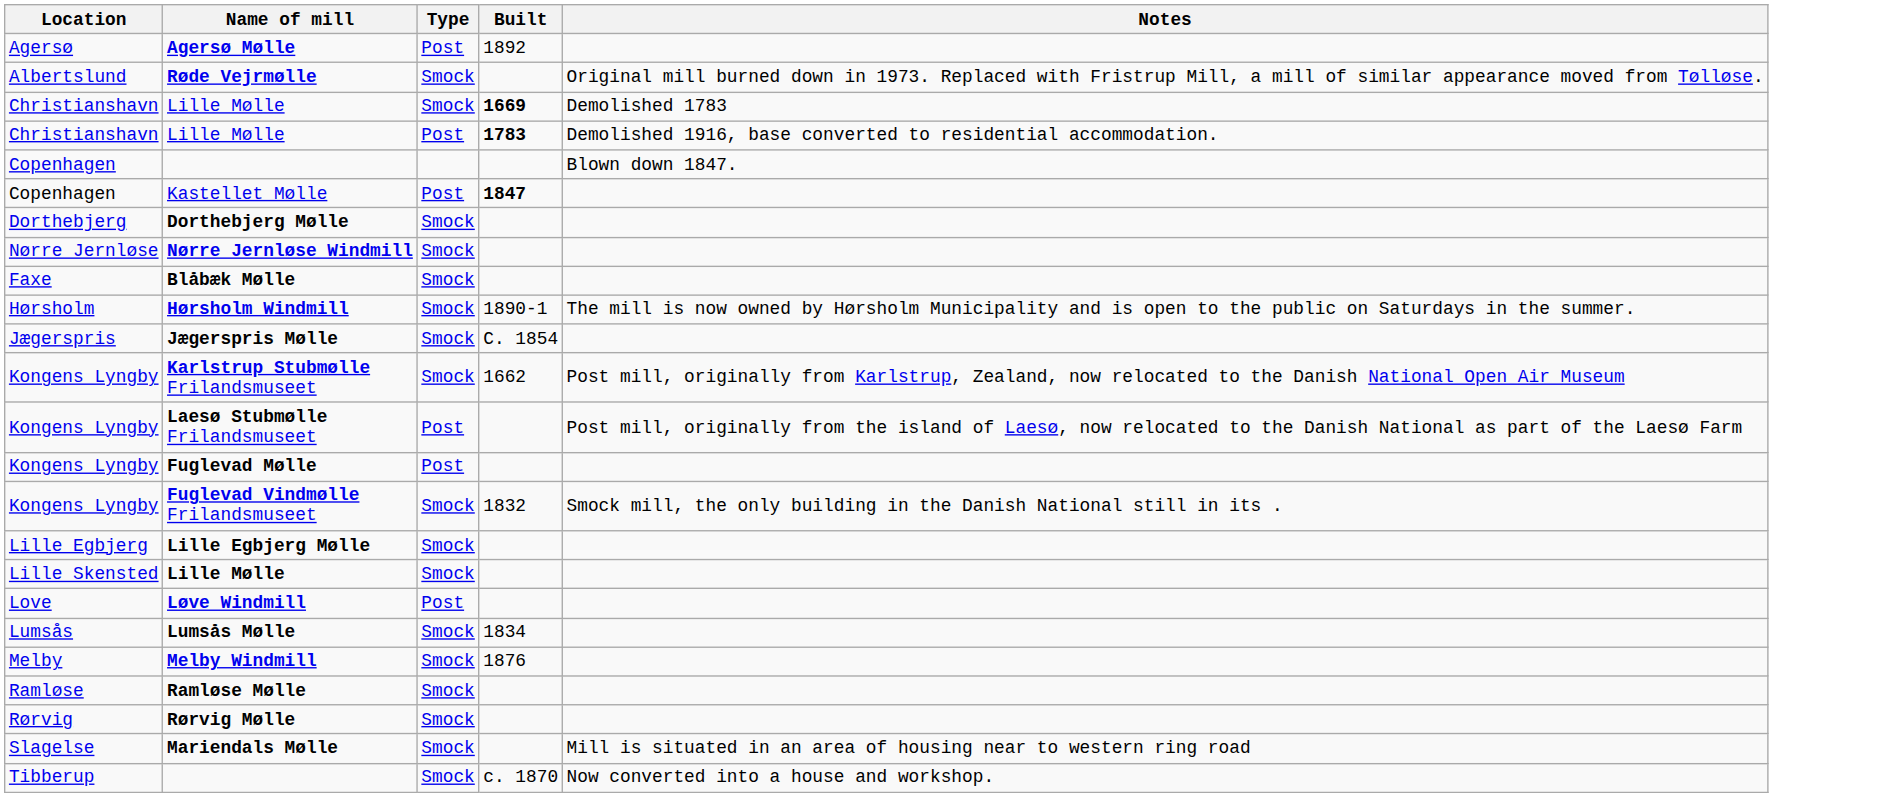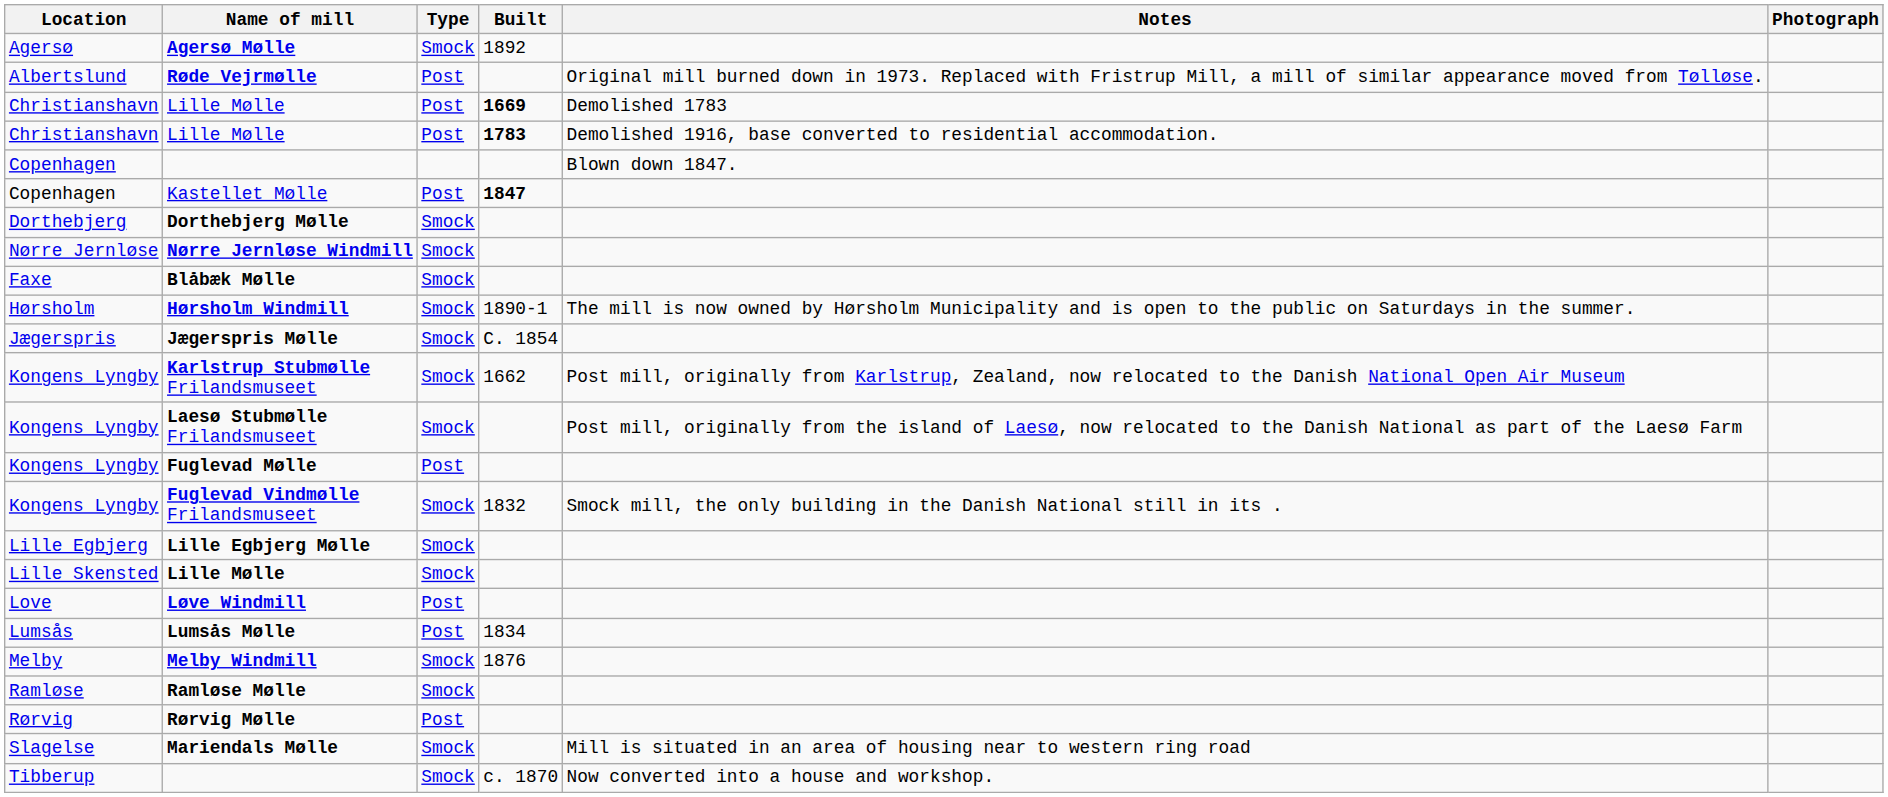+ column: (1826, 19)
(443, 48) Post -> (448, 48) Smock
(448, 77) Smock -> (443, 77) Post
(448, 106) Smock -> (443, 106) Post
(443, 427) Post -> (448, 427) Smock
(448, 632) Smock -> (443, 632) Post
(448, 719) Smock -> (443, 719) Post
